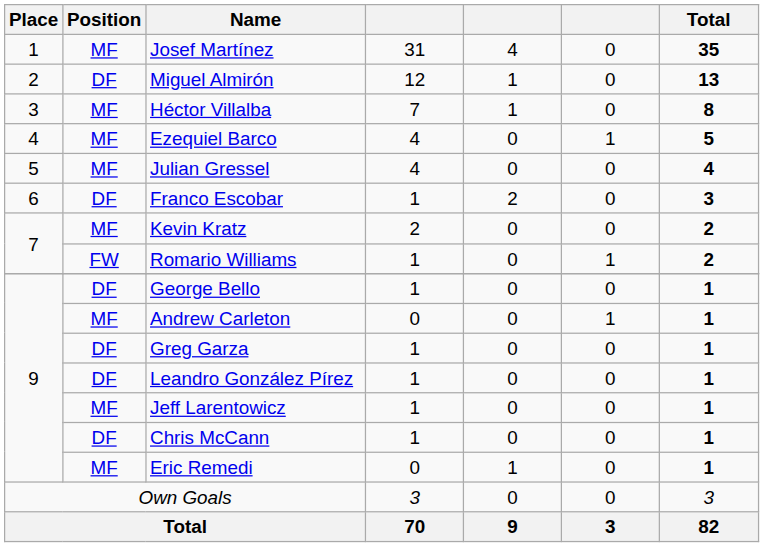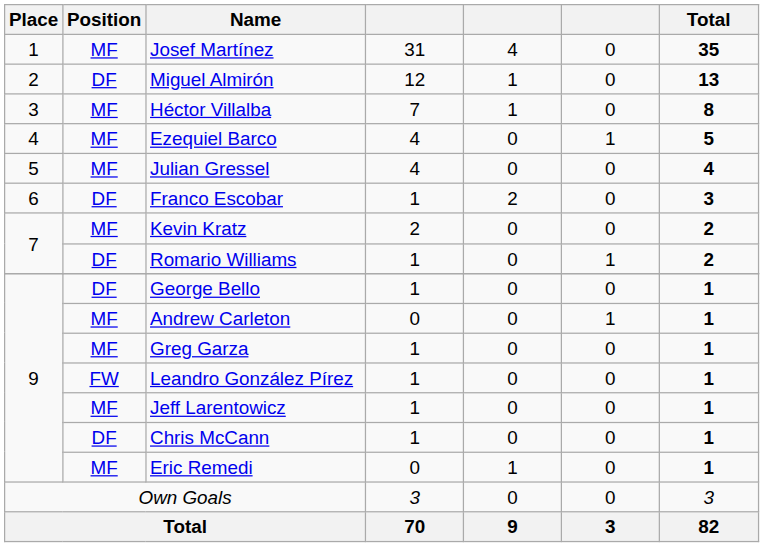(104, 258) FW -> (104, 258) DF
(104, 348) DF -> (104, 348) MF
(104, 378) DF -> (104, 378) FW
